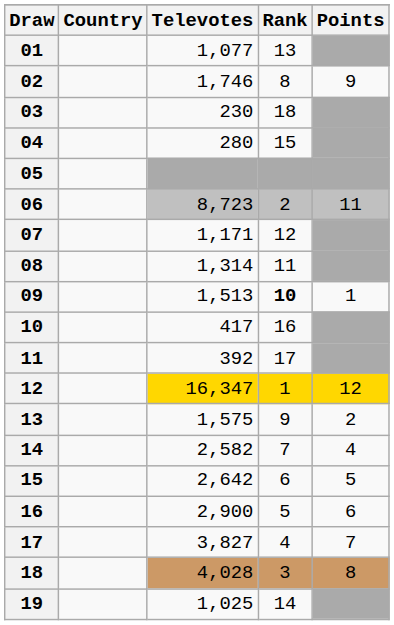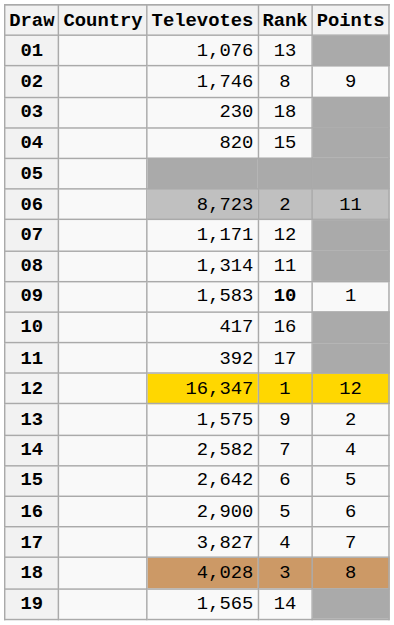(225, 51) 1,077 -> (225, 51) 1,076
(236, 143) 280 -> (236, 143) 820
(225, 297) 1,513 -> (225, 297) 1,583
(225, 604) 1,025 -> (225, 604) 1,565
